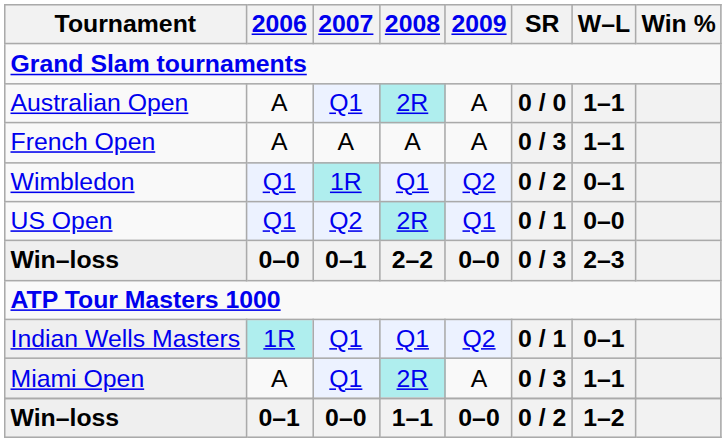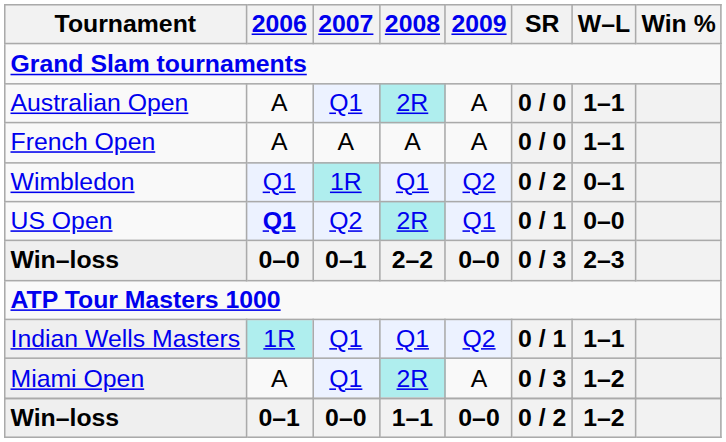(542, 142) 0 / 3 -> (542, 142) 0 / 0
(279, 220) normal -> (279, 220) bold
(604, 338) 0–1 -> (604, 338) 1–1
(604, 378) 1–1 -> (604, 378) 1–2
